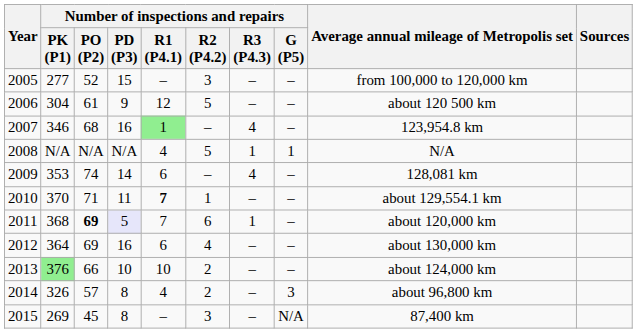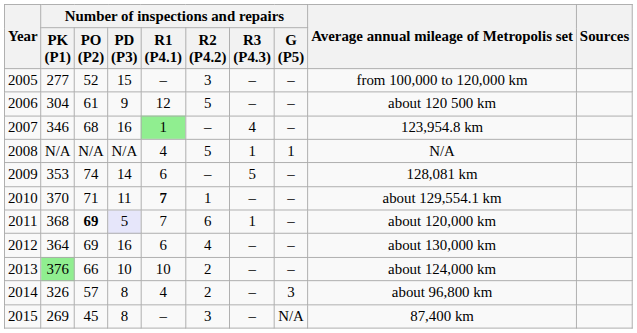(252, 174) 4 -> (252, 174) 5
